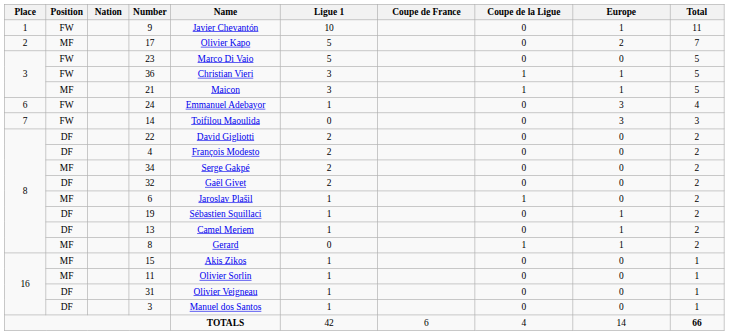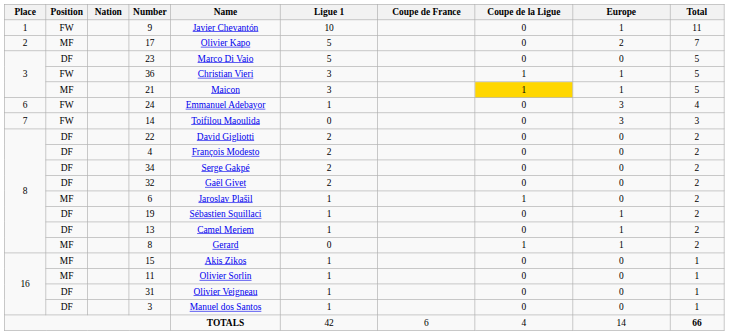(67, 59) FW -> (67, 59) DF
(524, 90) no background -> (524, 90) gold background
(67, 167) MF -> (67, 167) DF
